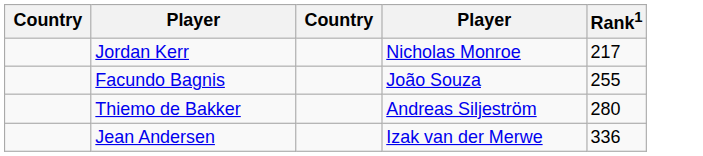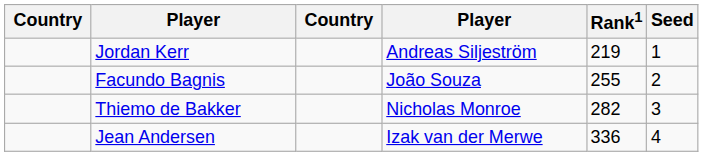+ column: (672, 21)
(454, 51) Nicholas Monroe -> (461, 51) Andreas Siljeström
(605, 51) 217 -> (605, 51) 219
(461, 108) Andreas Siljeström -> (454, 108) Nicholas Monroe
(605, 108) 280 -> (605, 108) 282
